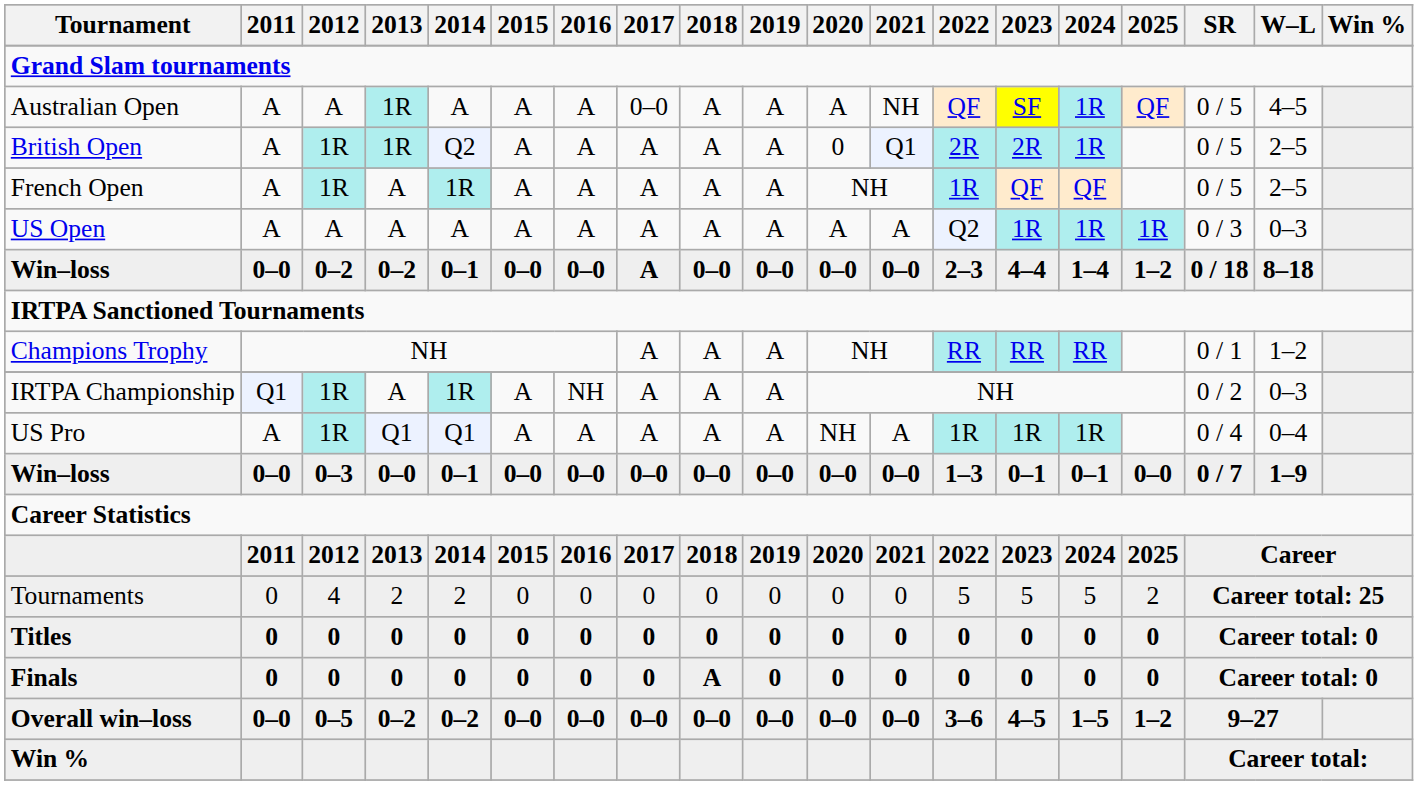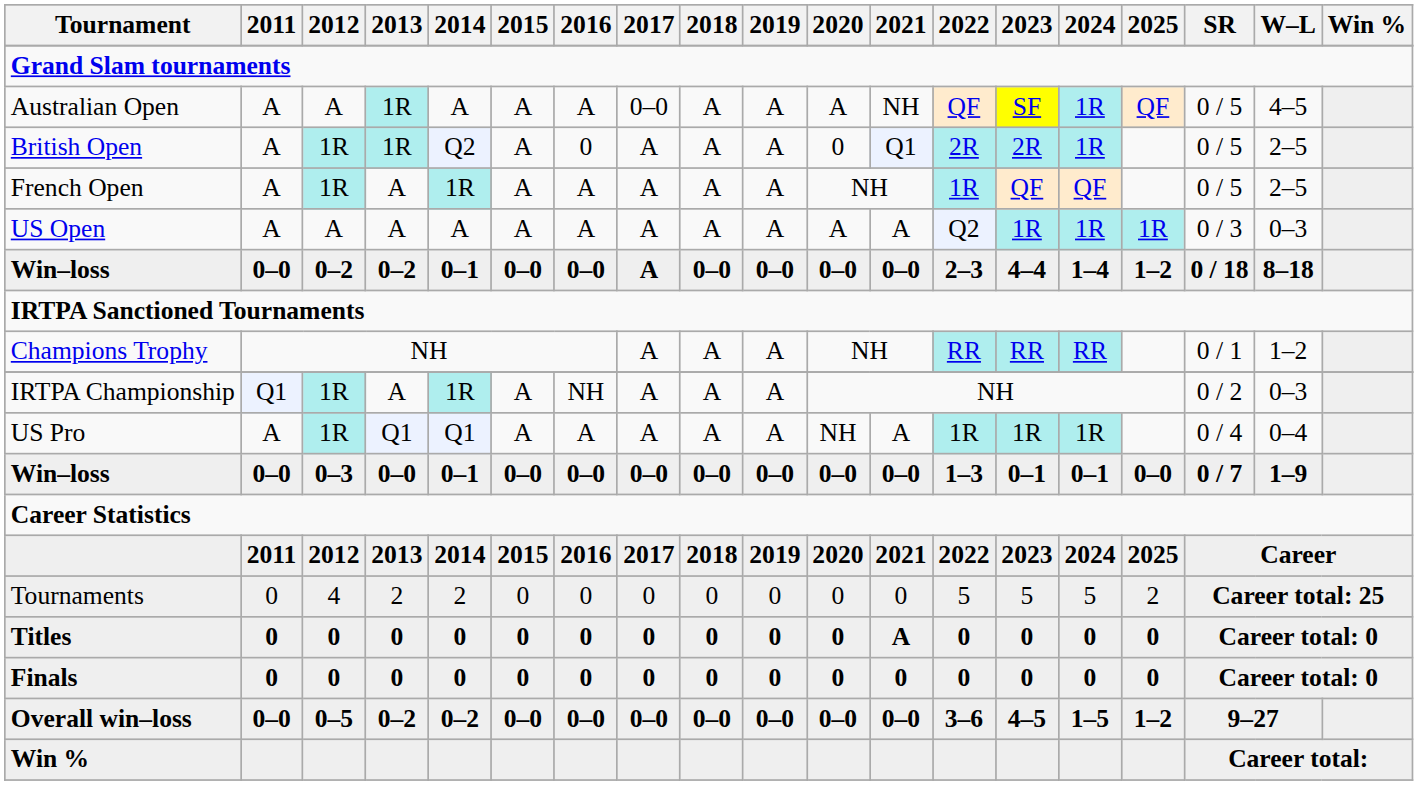(586, 147) A -> (586, 147) 0
(901, 636) 0 -> (901, 636) A
(712, 677) A -> (712, 677) 0
